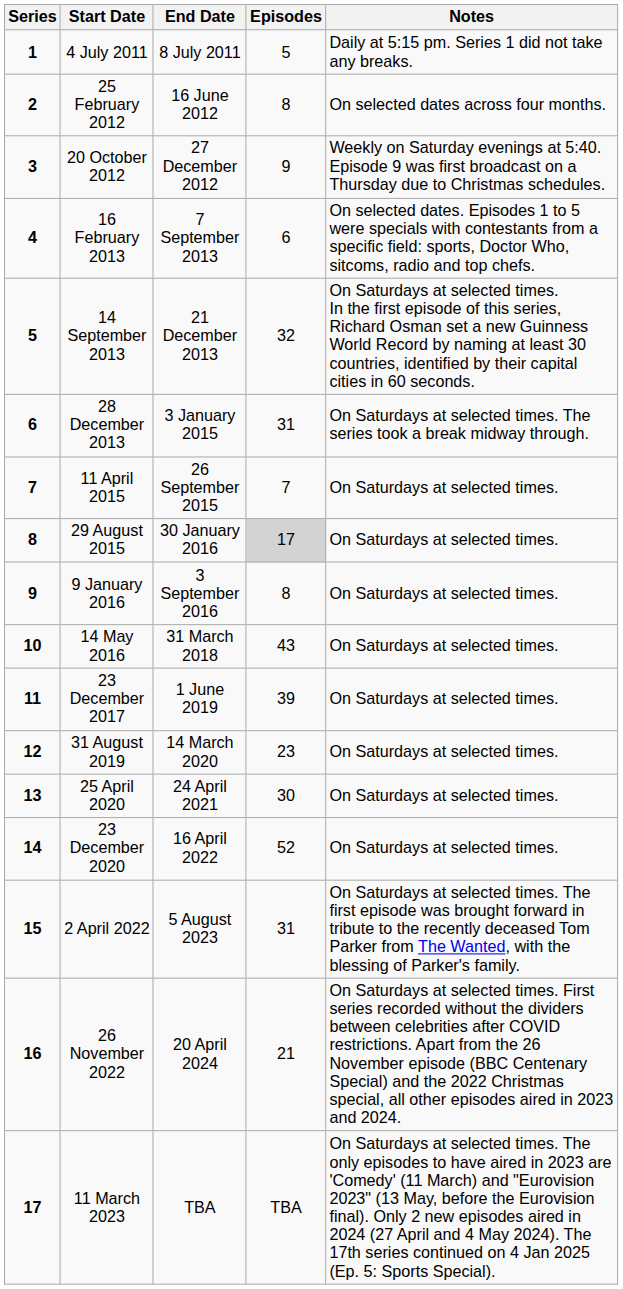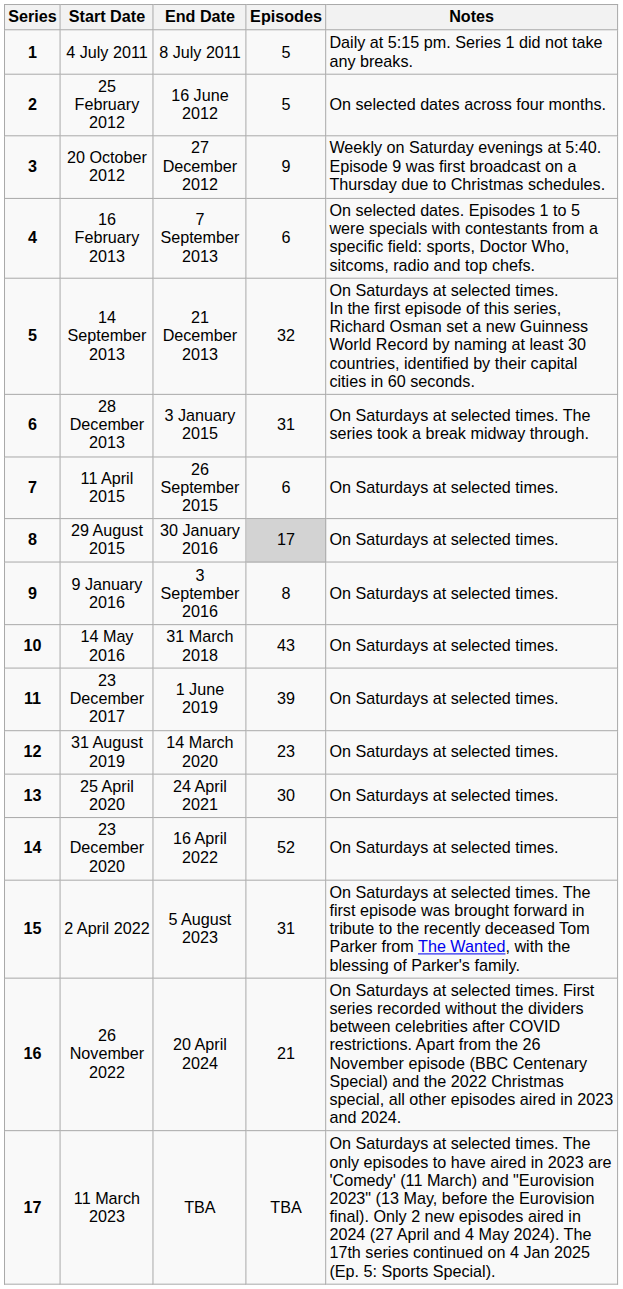(286, 104) 8 -> (286, 104) 5
(286, 487) 7 -> (286, 487) 6
